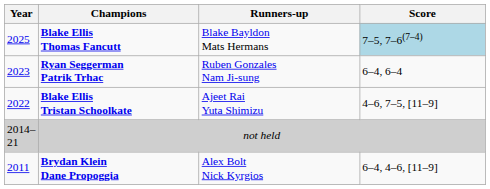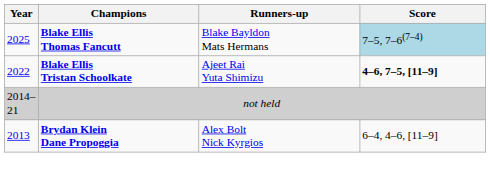- row: (82, 71)
(400, 104) normal -> (400, 71) bold
(18, 168) 2011 -> (18, 136) 2013
